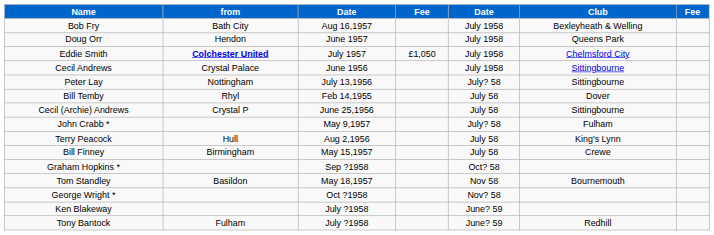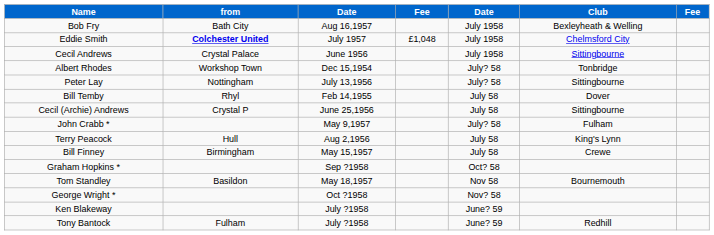- row: (84, 40)
(422, 54) £1,050 -> (422, 40) £1,048
+ row: (84, 68)
